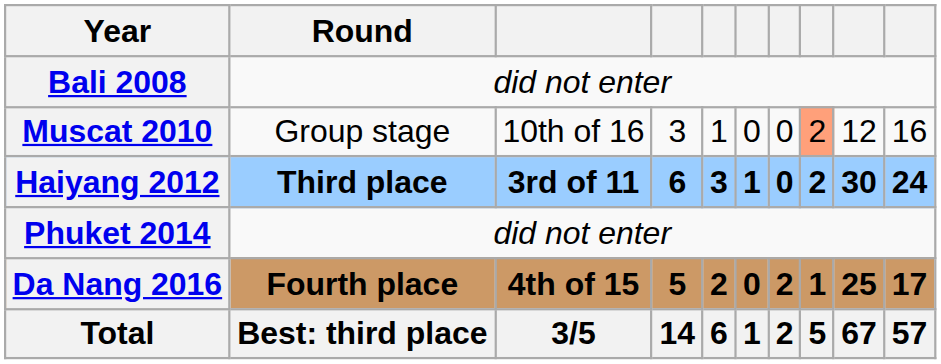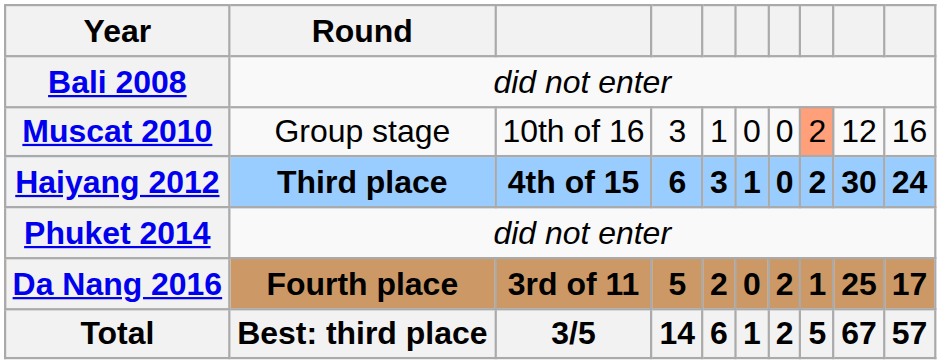(573, 182) 3rd of 11 -> (574, 182) 4th of 15
(574, 283) 4th of 15 -> (573, 283) 3rd of 11
